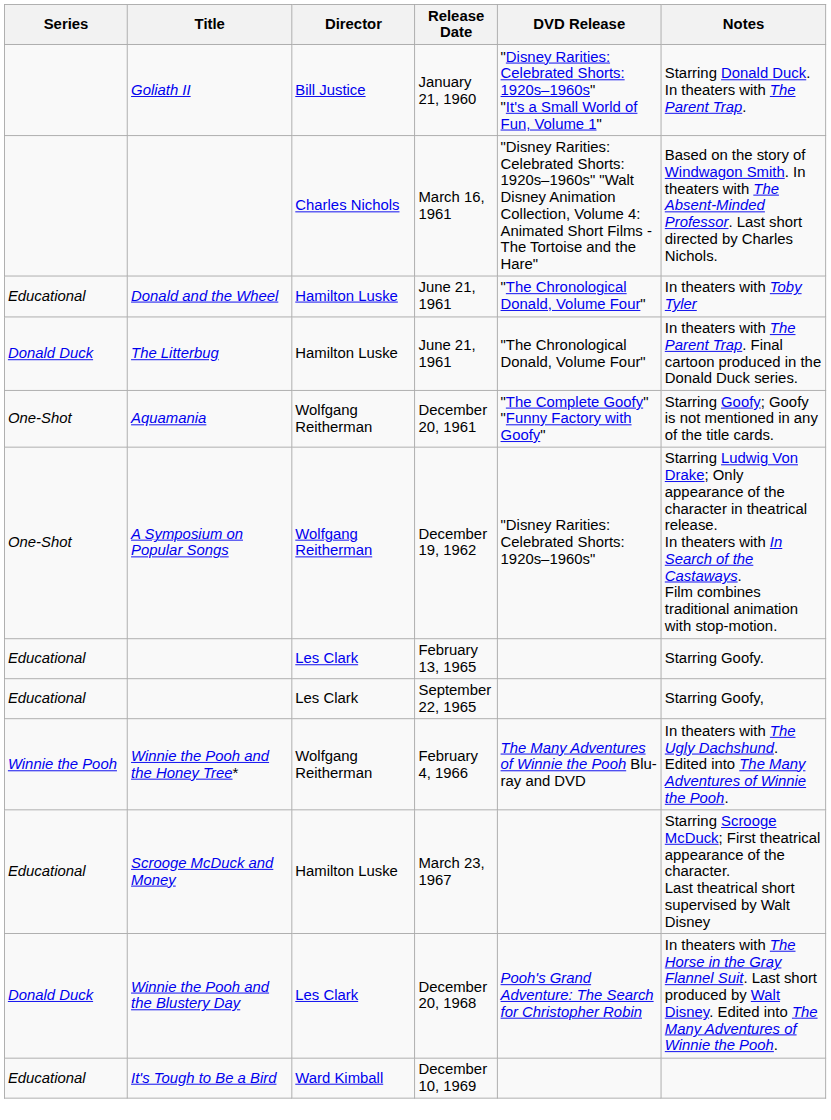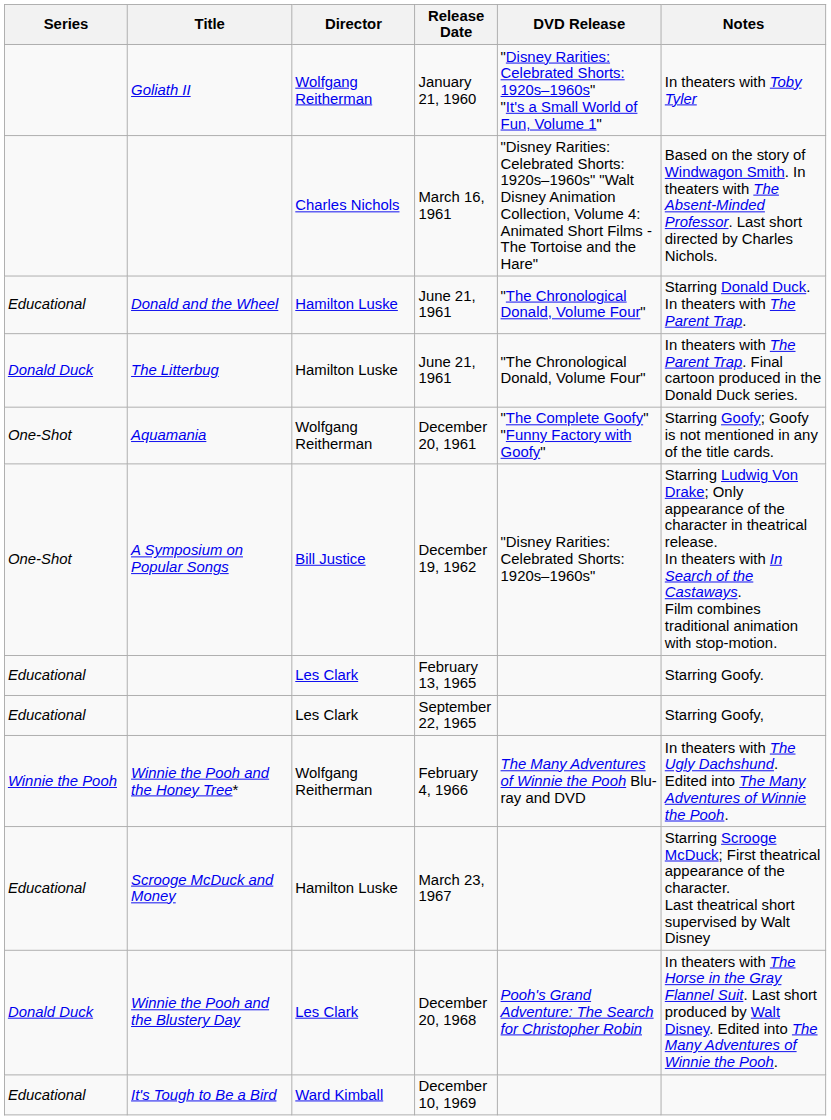(330, 90) Bill Justice -> (334, 90) Wolfgang Reitherman
(738, 90) Starring Donald Duck. In theaters with The Parent Trap. -> (733, 90) In theaters with Toby Tyler
(733, 296) In theaters with Toby Tyler -> (738, 304) Starring Donald Duck. In theaters with The Parent Trap.
(334, 542) Wolfgang Reitherman -> (330, 559) Bill Justice
